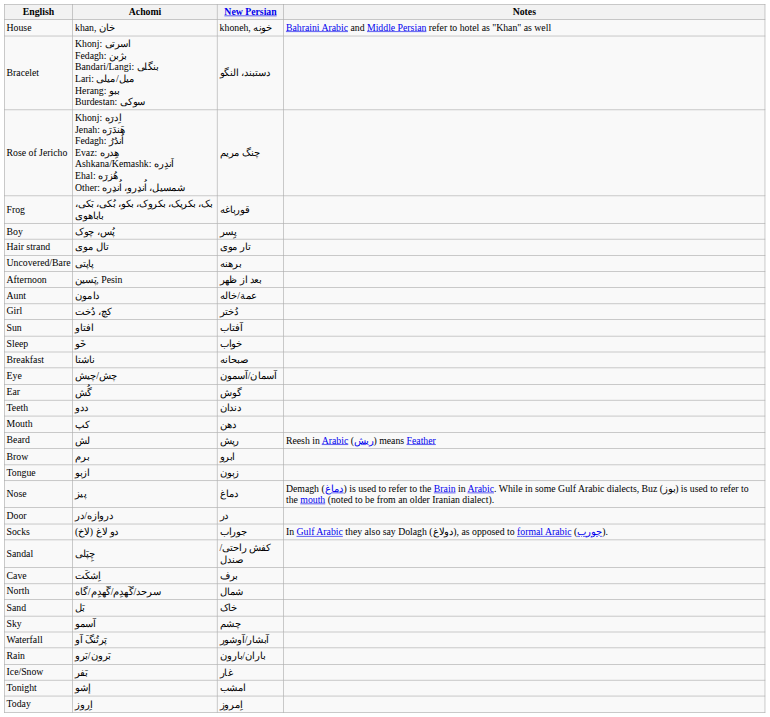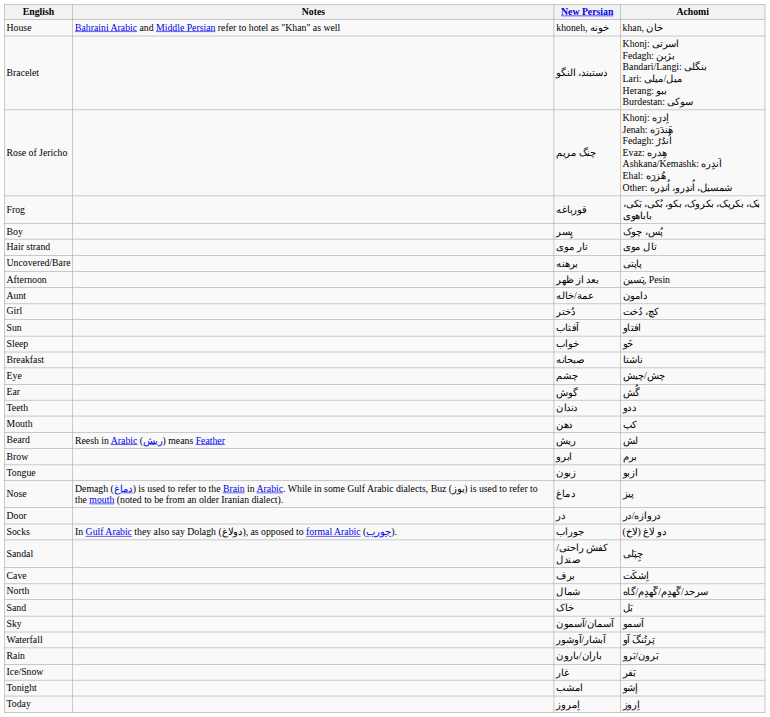columns swapped: (145, 12) <-> (524, 12)
(248, 376) آسمان/آسمون -> (567, 376) چشم
(230, 624) چشم -> (585, 624) آسمان/آسمون
